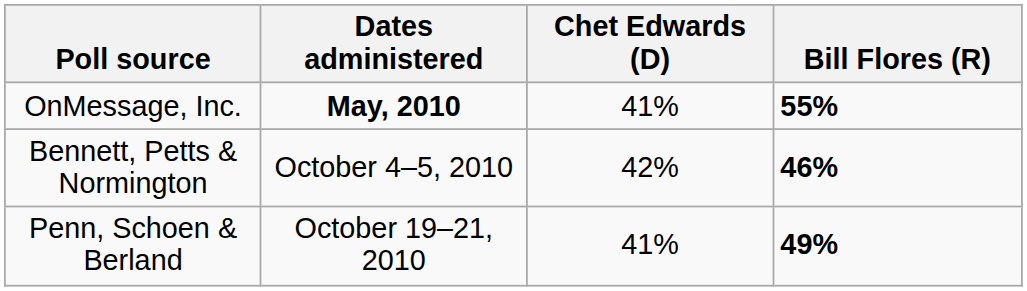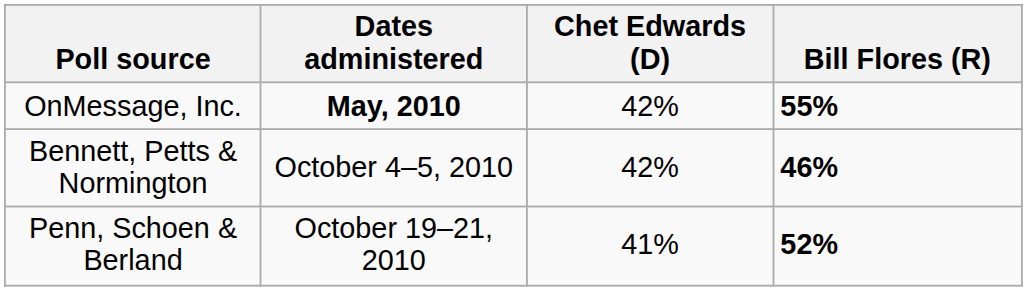(650, 105) 41% -> (650, 105) 42%
(809, 245) 49% -> (809, 245) 52%
